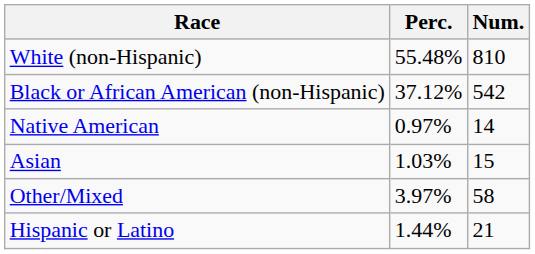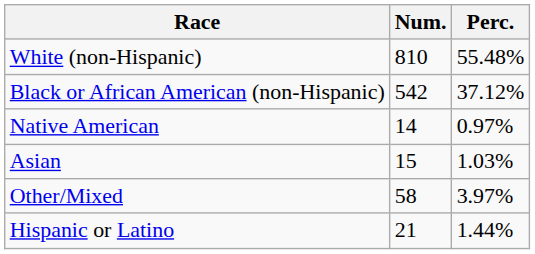columns swapped: (498, 21) <-> (429, 21)
